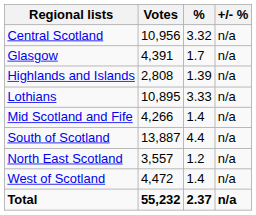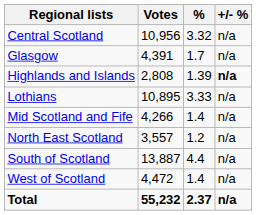(227, 76) normal -> (227, 76) bold
rows swapped: (65, 158) <-> (59, 138)
